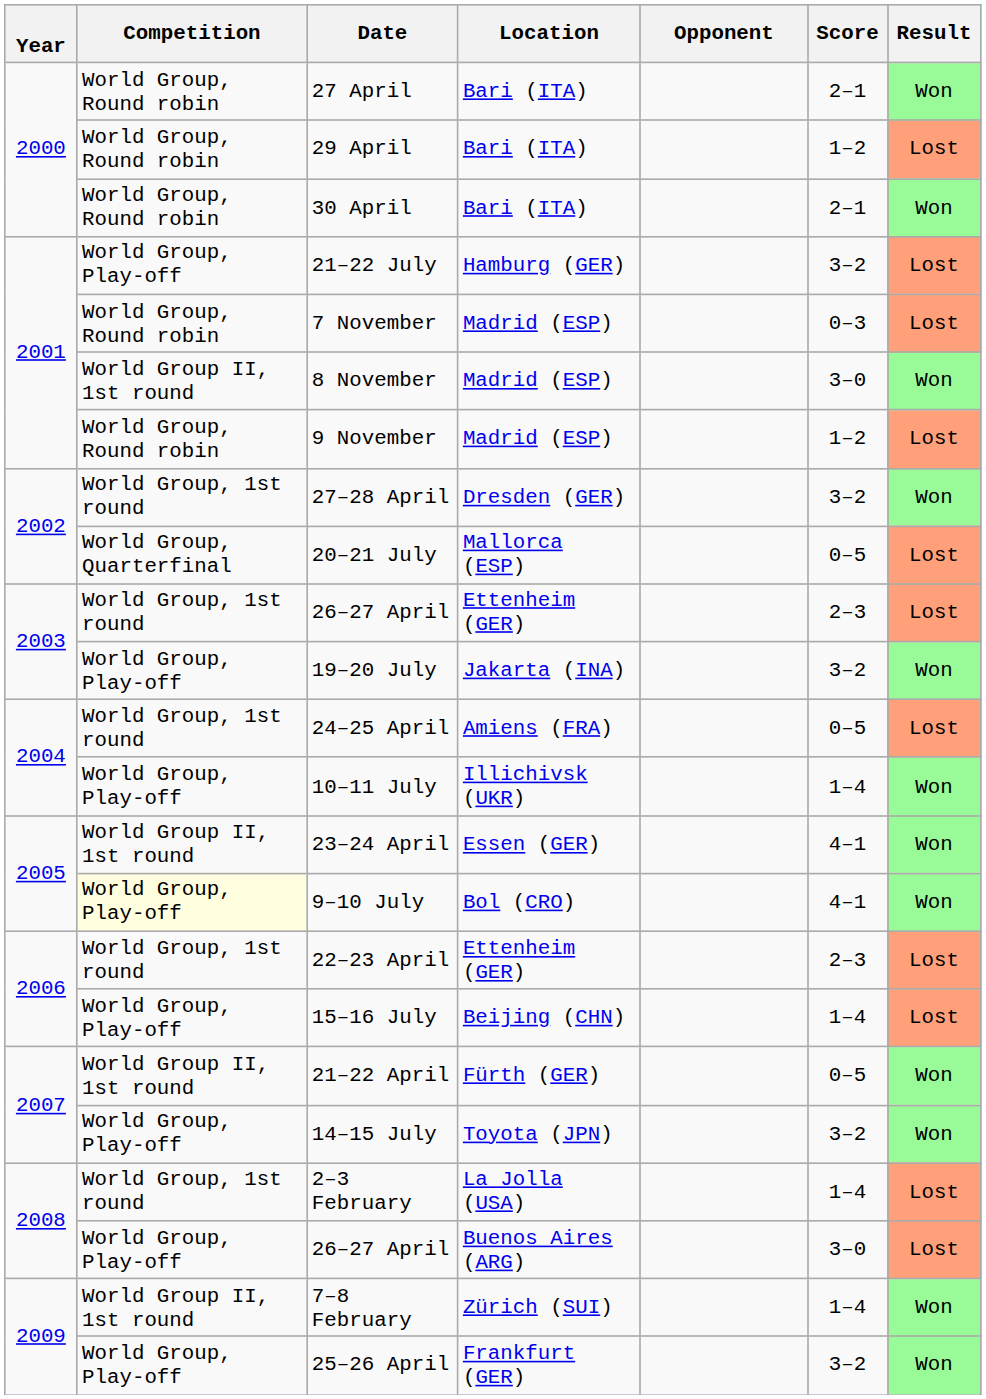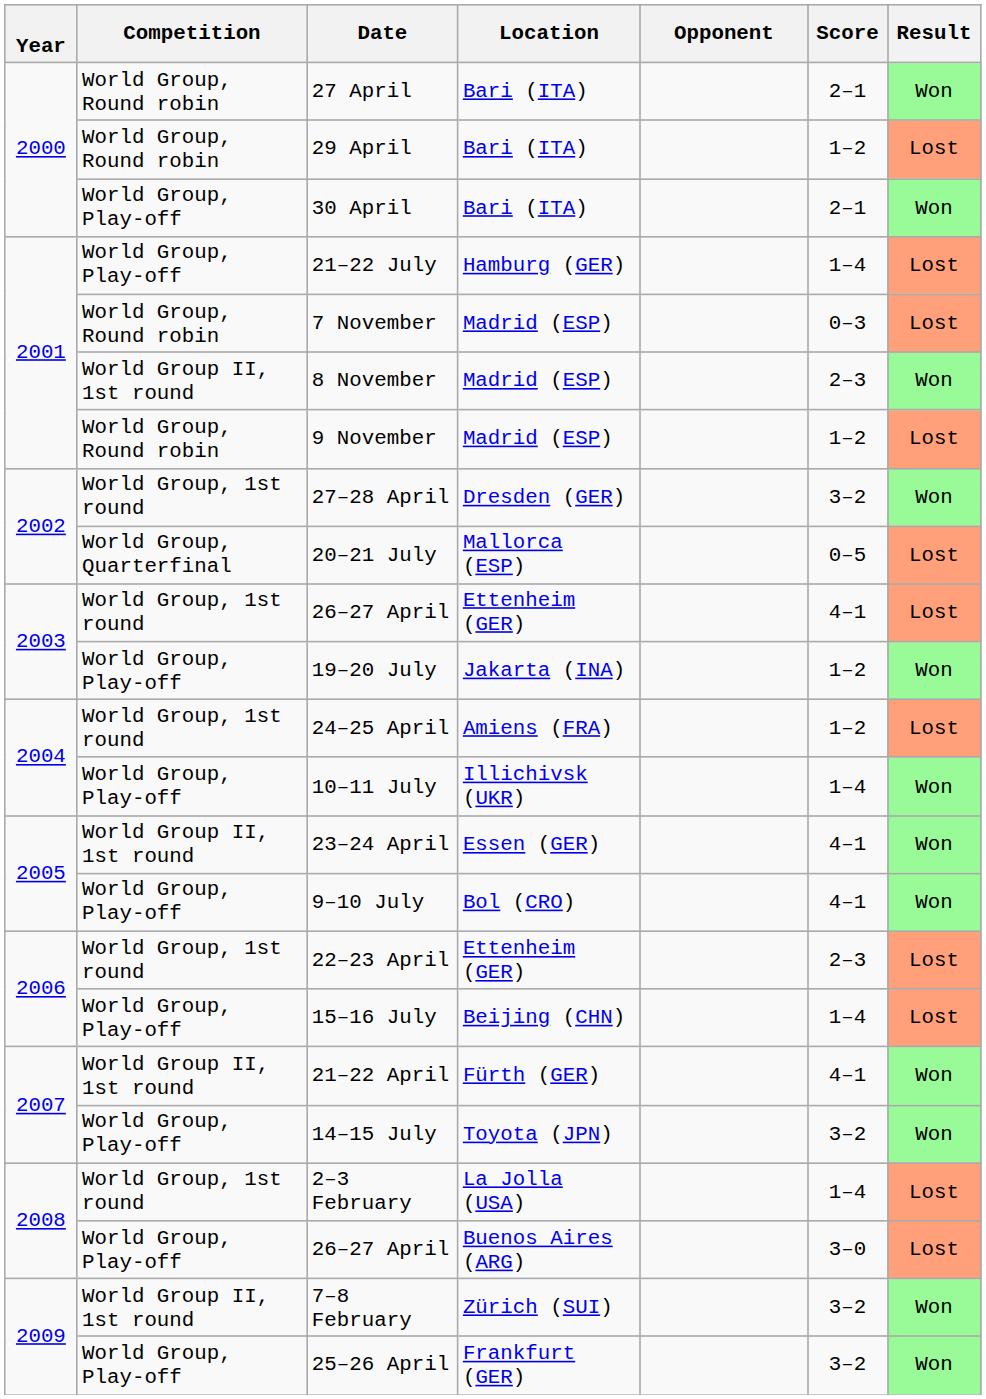(157, 207) World Group, Round robin -> (157, 207) World Group, Play-off
(847, 265) 3–2 -> (847, 265) 1–4
(847, 381) 3–0 -> (847, 381) 2–3
(847, 613) 2–3 -> (847, 613) 4–1
(847, 671) 3–2 -> (847, 671) 1–2
(847, 729) 0–5 -> (847, 729) 1–2
(157, 902) lightyellow background -> (157, 902) no background
(847, 1076) 0–5 -> (847, 1076) 4–1
(847, 1308) 1–4 -> (847, 1308) 3–2
